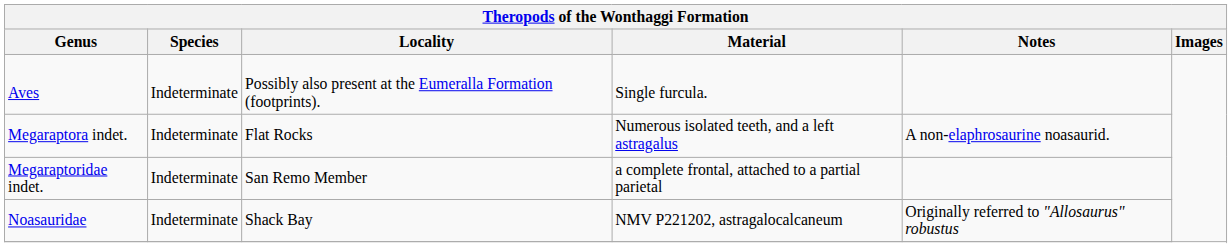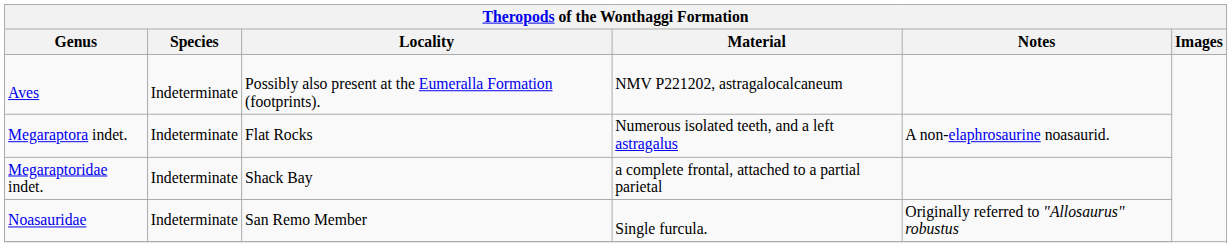(661, 93) Single furcula. -> (729, 84) NMV P221202, astragalocalcaneum
(306, 178) San Remo Member -> (279, 178) Shack Bay
(279, 220) Shack Bay -> (306, 220) San Remo Member
(729, 220) NMV P221202, astragalocalcaneum -> (661, 229) Single furcula.
